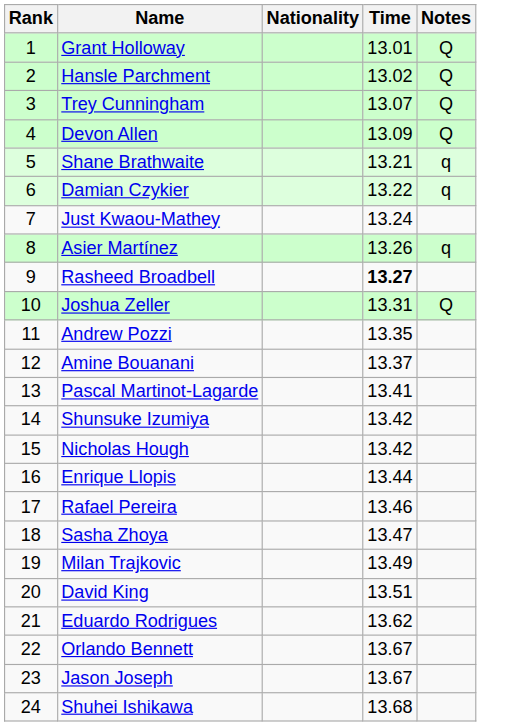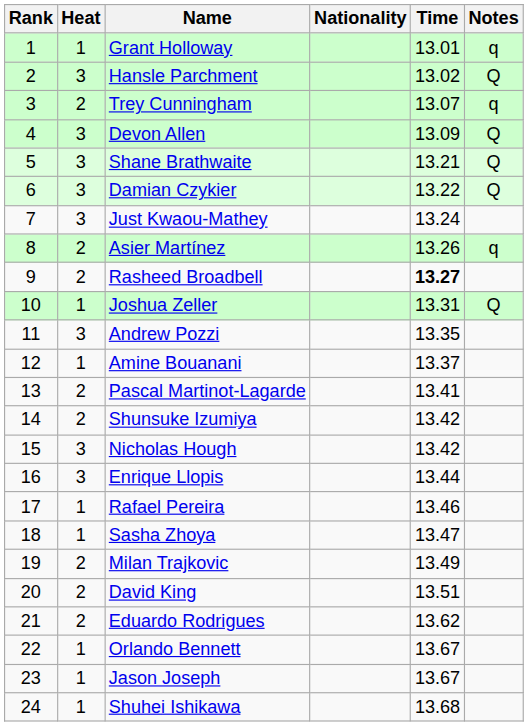+ column: (81, 18)
(446, 47) Q -> (494, 47) q
(446, 104) Q -> (494, 104) q
(446, 162) q -> (494, 162) Q
(446, 190) q -> (494, 190) Q
